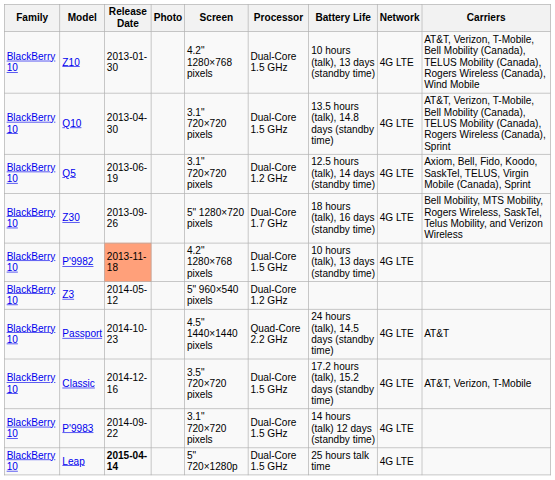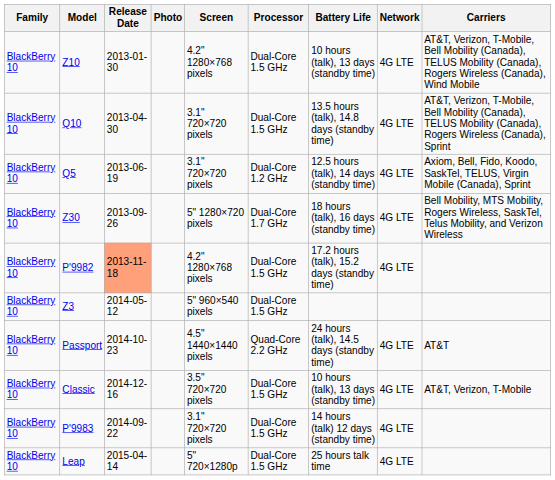(343, 262) 10 hours (talk), 13 days (standby time) -> (343, 268) 17.2 hours (talk), 15.2 days (standby time)
(273, 295) Dual-Core 1.2 GHz -> (273, 306) Dual-Core 1.5 GHz
(343, 384) 17.2 hours (talk), 15.2 days (standby time) -> (343, 389) 10 hours (talk), 13 days (standby time)
(127, 461) bold -> (127, 461) normal
